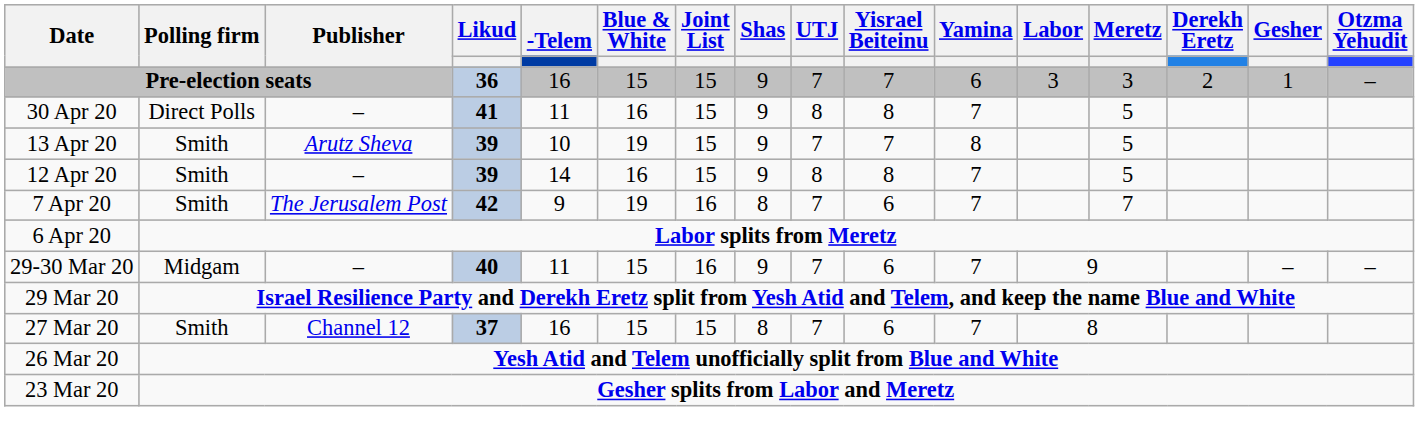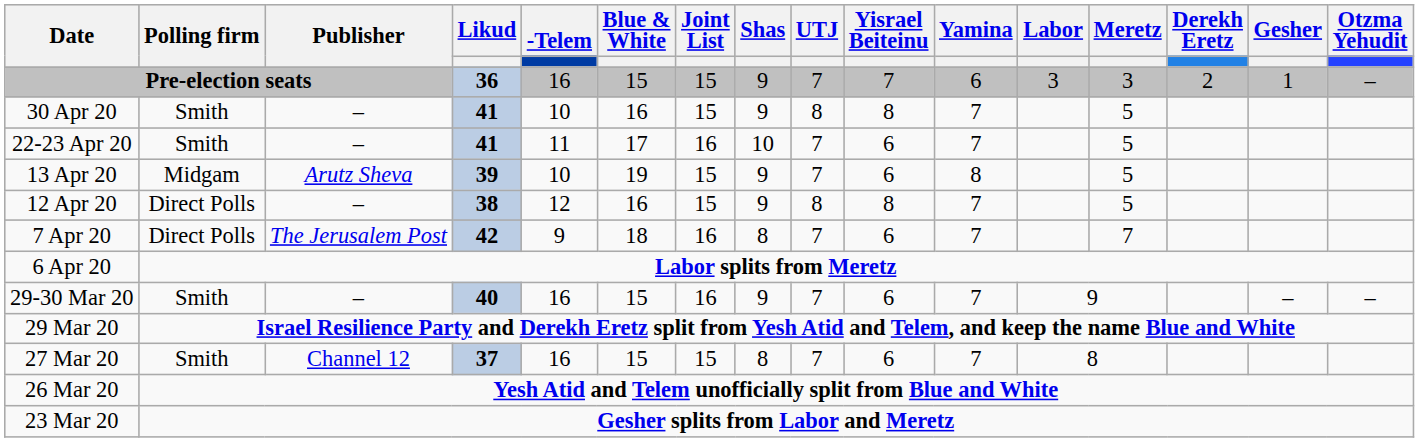(202, 112) Direct Polls -> (202, 112) Smith
(559, 112) 11 -> (559, 112) 10
+ row: (72, 143)
(202, 143) Smith -> (202, 174) Midgam
(889, 143) 7 -> (889, 174) 6
(202, 174) Smith -> (202, 205) Direct Polls
(487, 174) 39 -> (487, 205) 38
(559, 174) 14 -> (559, 205) 12
(202, 205) Smith -> (202, 235) Direct Polls
(637, 205) 19 -> (637, 235) 18
(202, 266) Midgam -> (202, 297) Smith
(559, 266) 11 -> (559, 297) 16
